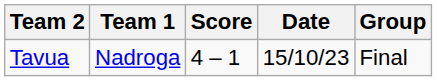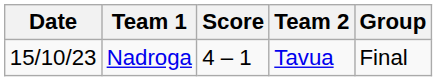columns swapped: (306, 22) <-> (47, 22)
